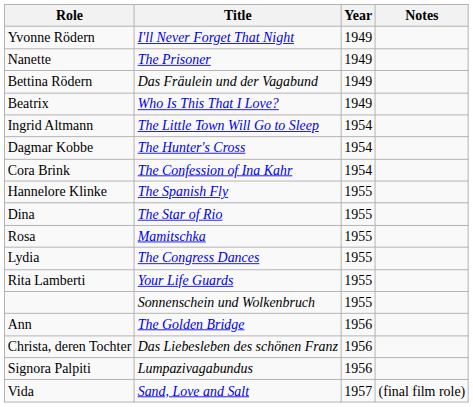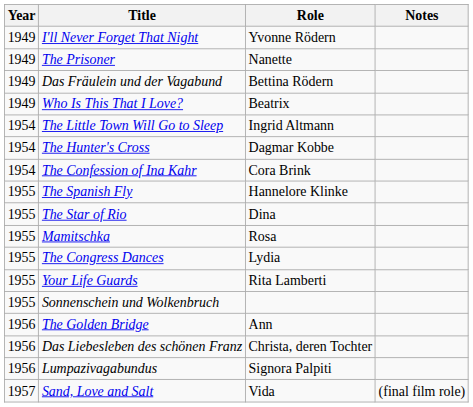columns swapped: (358, 15) <-> (69, 15)
